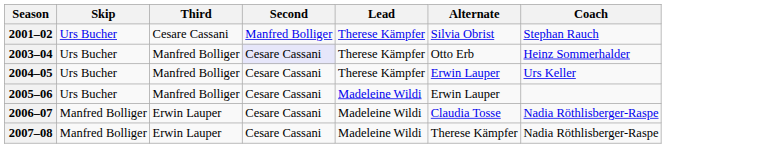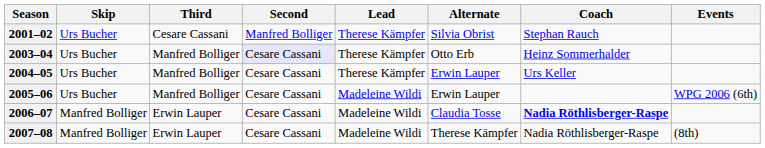+ column: (716, 14)
(591, 113) normal -> (596, 113) bold
